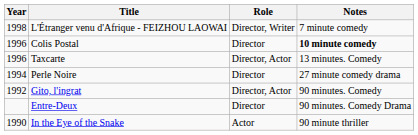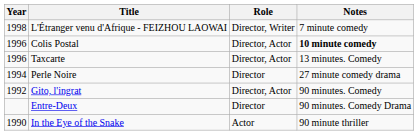(248, 43) Director -> (262, 43) Director, Actor
